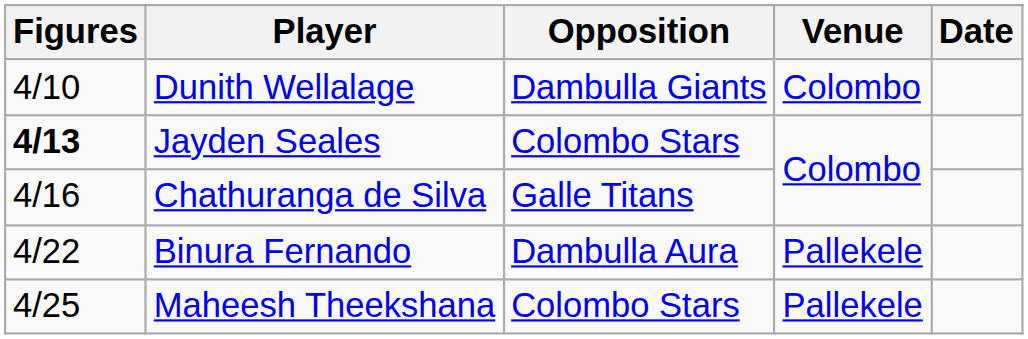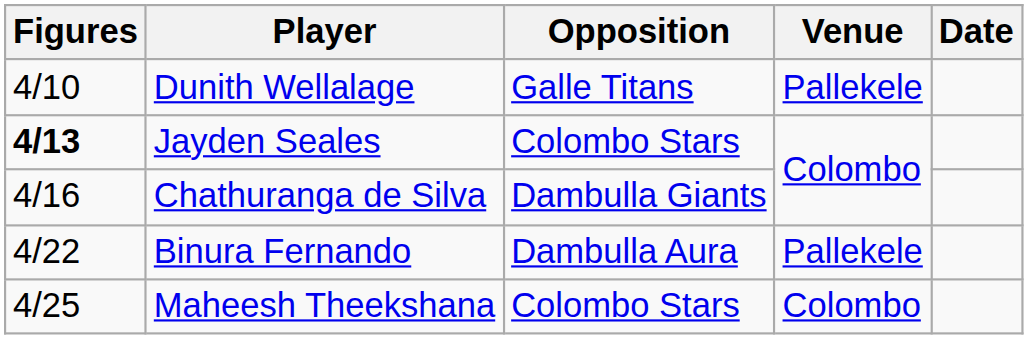(639, 86) Dambulla Giants -> (602, 86) Galle Titans
(852, 86) Colombo -> (853, 86) Pallekele
(602, 196) Galle Titans -> (639, 196) Dambulla Giants
(853, 305) Pallekele -> (852, 305) Colombo
